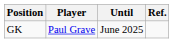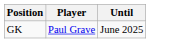- column: (157, 12)
